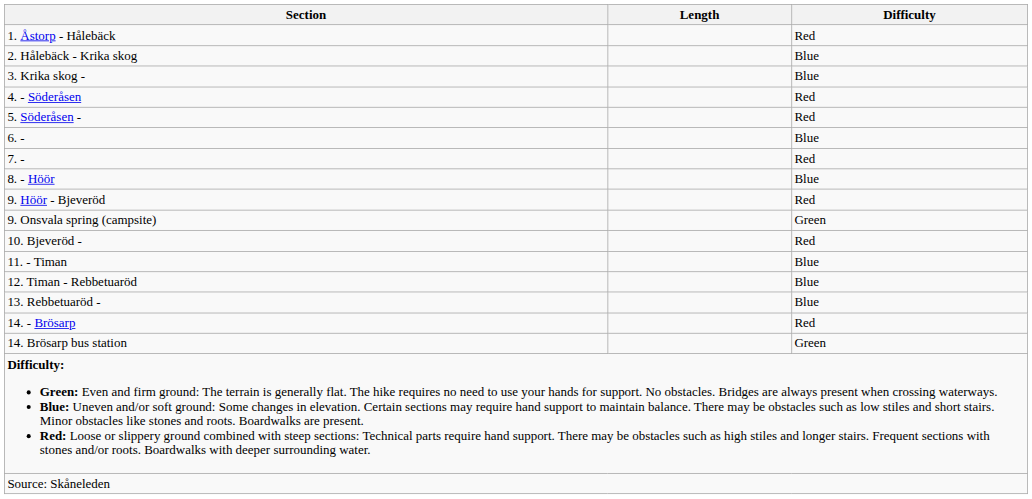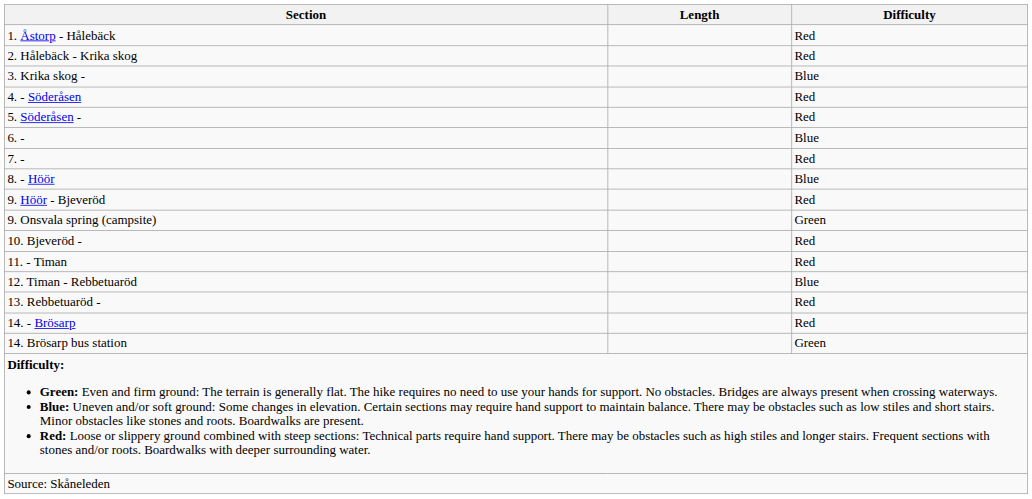(807, 55) Blue -> (805, 55) Red
(807, 261) Blue -> (805, 261) Red
(807, 302) Blue -> (805, 302) Red
